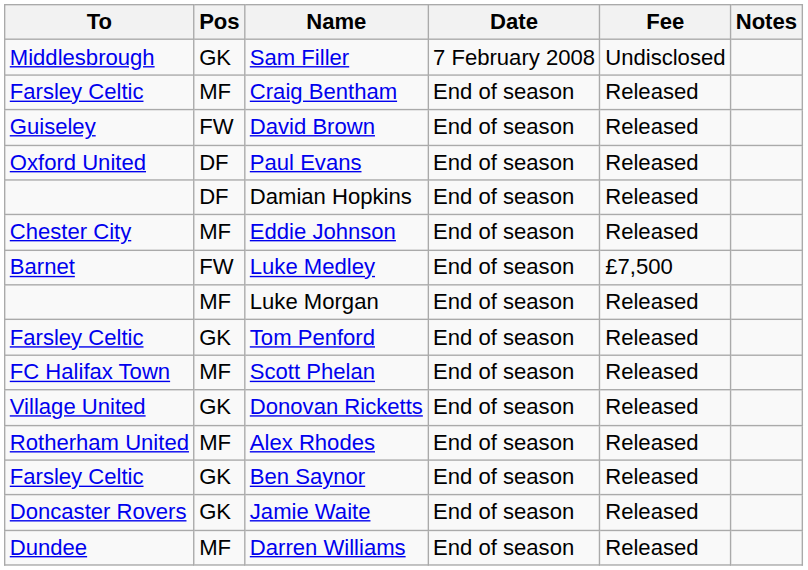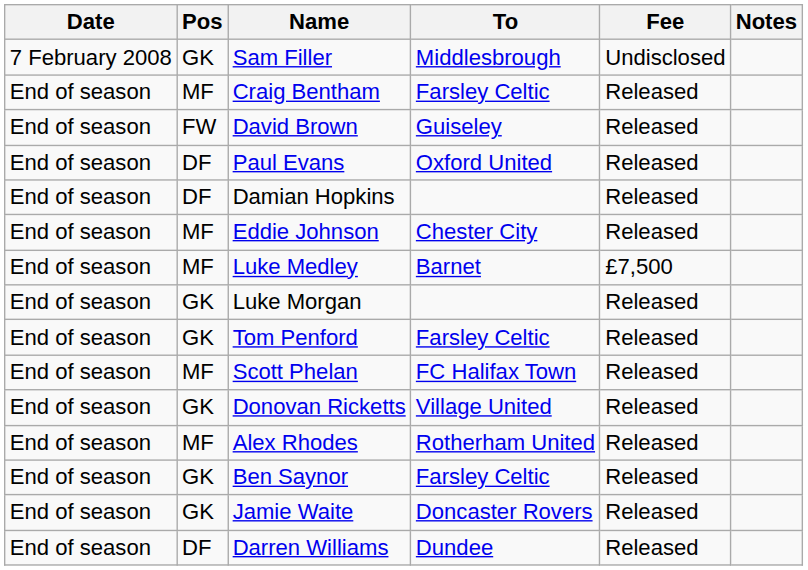columns swapped: (514, 22) <-> (99, 22)
(216, 267) FW -> (198, 267) MF
(215, 302) MF -> (198, 302) GK
(215, 547) MF -> (197, 547) DF
